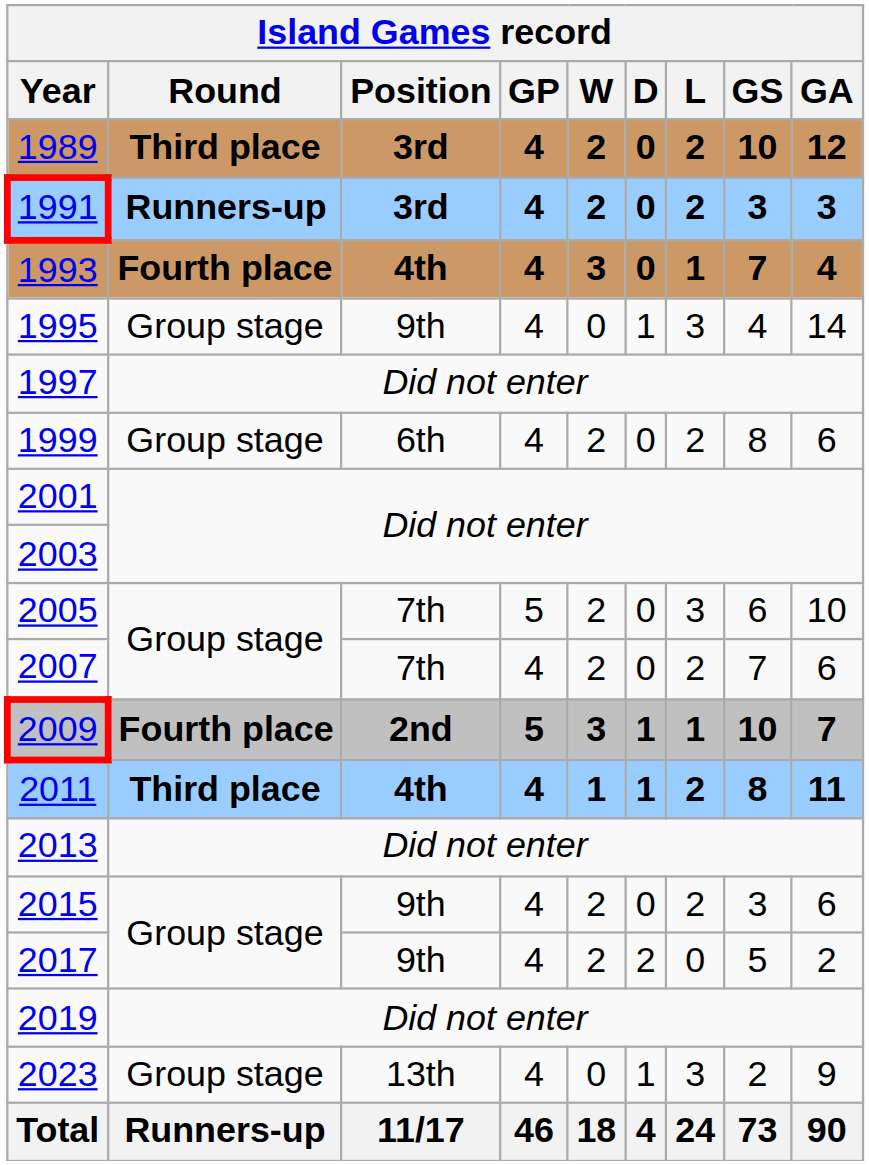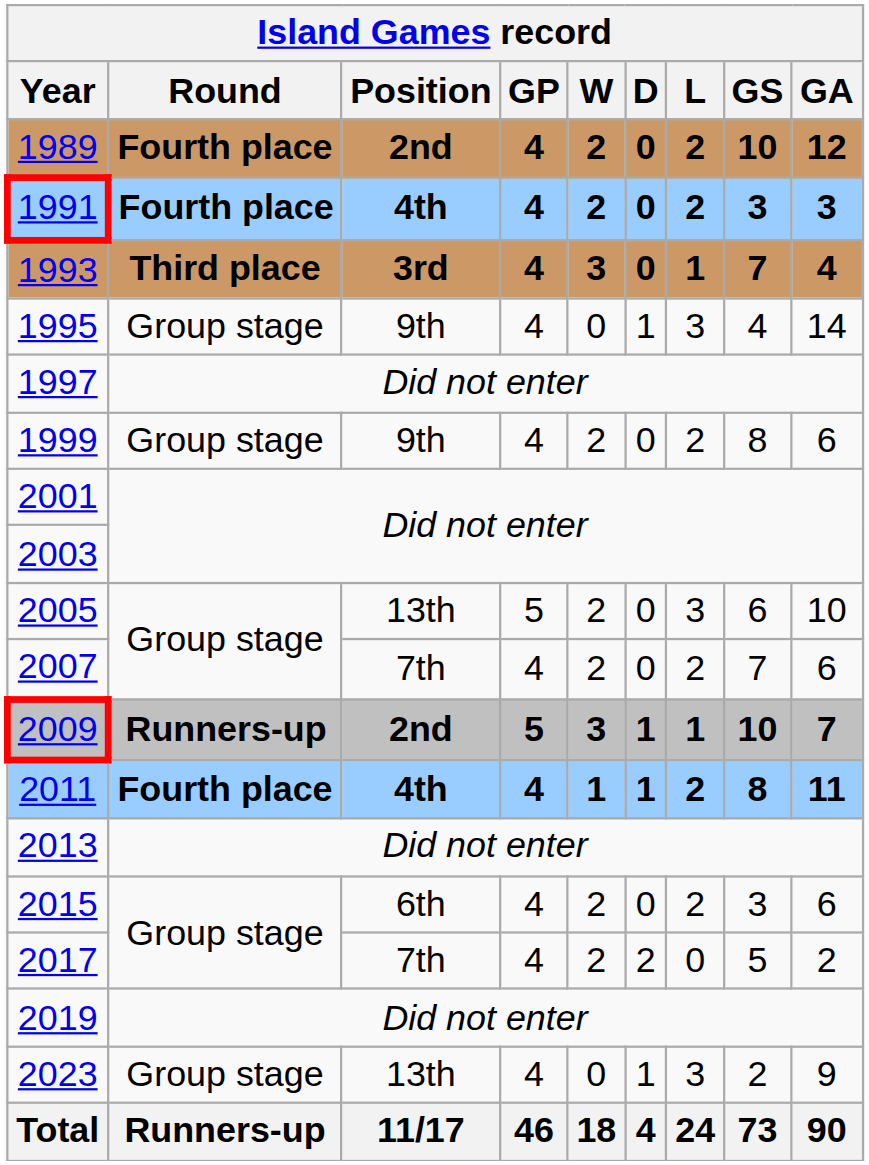(225, 147) Third place -> (225, 147) Fourth place
(421, 147) 3rd -> (421, 147) 2nd
(226, 207) Runners-up -> (226, 207) Fourth place
(421, 207) 3rd -> (421, 207) 4th
(225, 268) Fourth place -> (225, 268) Third place
(421, 268) 4th -> (421, 268) 3rd
(421, 439) 6th -> (421, 439) 9th
(421, 610) 7th -> (421, 610) 13th
(226, 728) Fourth place -> (226, 728) Runners-up
(225, 788) Third place -> (225, 788) Fourth place
(421, 903) 9th -> (421, 903) 6th
(421, 960) 9th -> (421, 960) 7th
